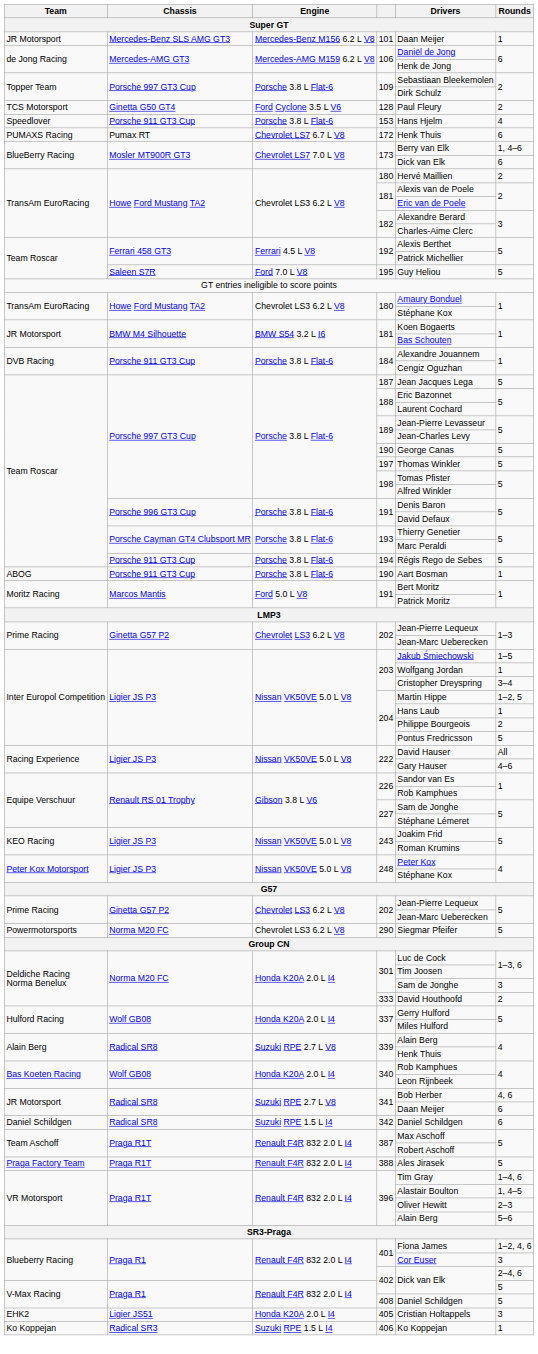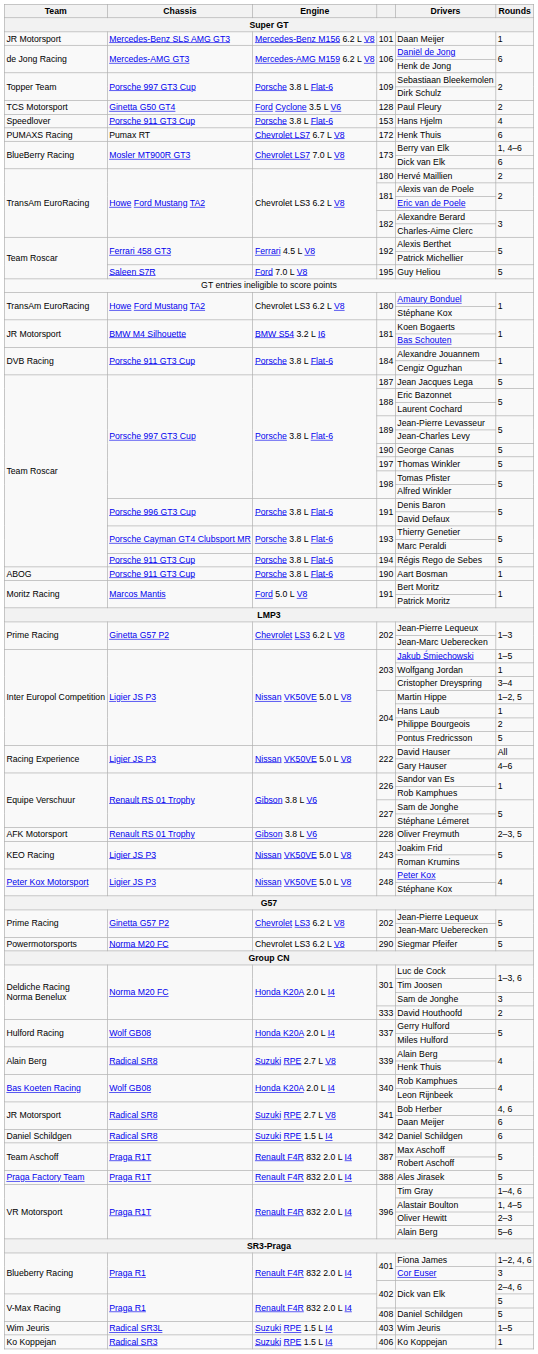+ row: (37, 834)
+ row: (28, 1328)
- row: (18, 1314)
